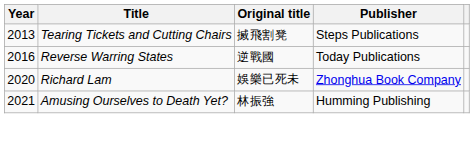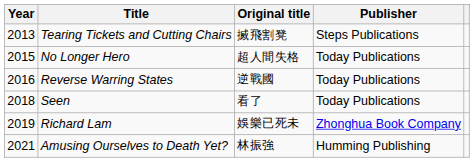+ row: (85, 57)
+ row: (55, 101)
(21, 79) 2020 -> (21, 123) 2019
